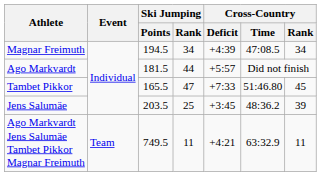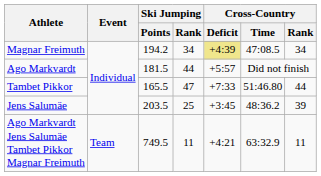(156, 50) 194.5 -> (156, 50) 194.2
(222, 50) no background -> (222, 50) khaki background
(300, 87) 45 -> (300, 87) 44
